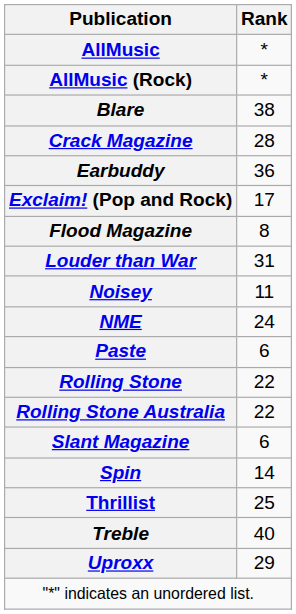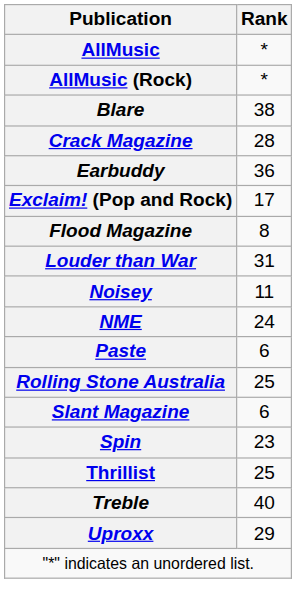- row: (121, 381)
(264, 412) 22 -> (264, 381) 25
(264, 472) 14 -> (264, 442) 23
